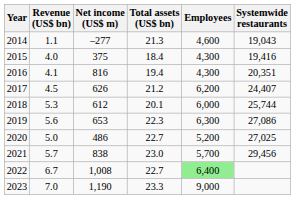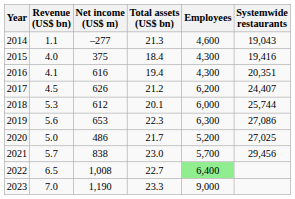(100, 72) 816 -> (100, 72) 616
(154, 137) 22.7 -> (154, 137) 21.7
(51, 170) 6.7 -> (51, 170) 6.5
